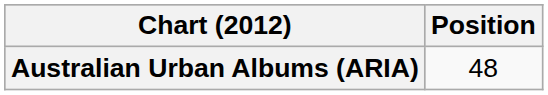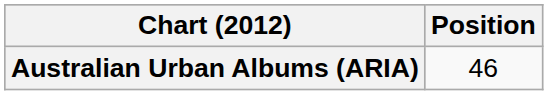(483, 67) 48 -> (483, 67) 46
